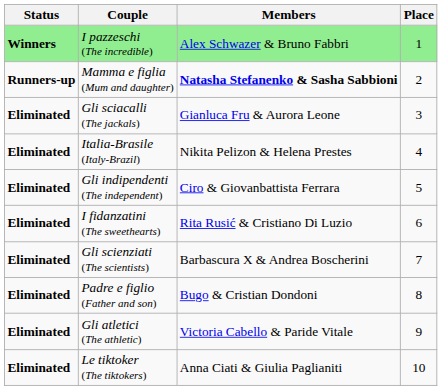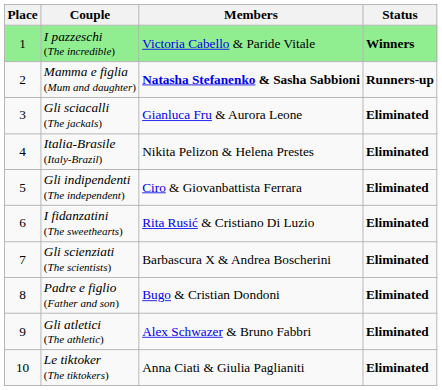columns swapped: (419, 15) <-> (41, 15)
(264, 43) Alex Schwazer & Bruno Fabbri -> (229, 43) Victoria Cabello & Paride Vitale
(266, 331) Victoria Cabello & Paride Vitale -> (227, 331) Alex Schwazer & Bruno Fabbri
